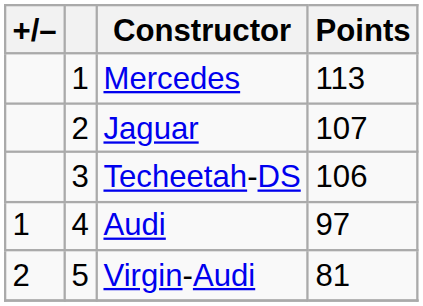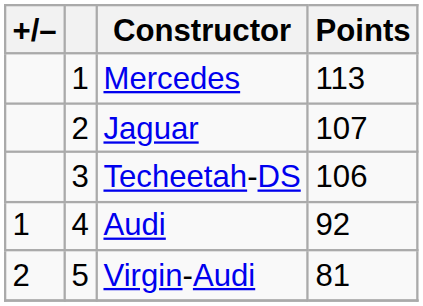(333, 226) 97 -> (333, 226) 92
